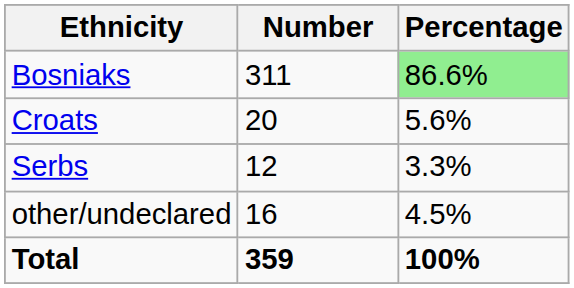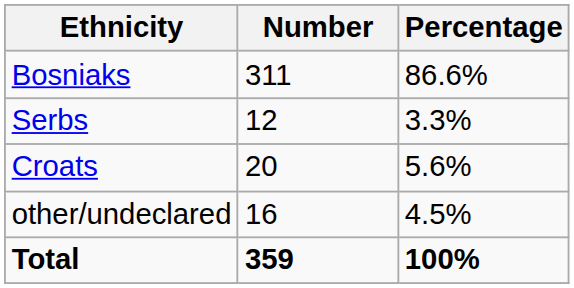(446, 74) lightgreen background -> (446, 74) no background
rows swapped: (55, 120) <-> (50, 167)
